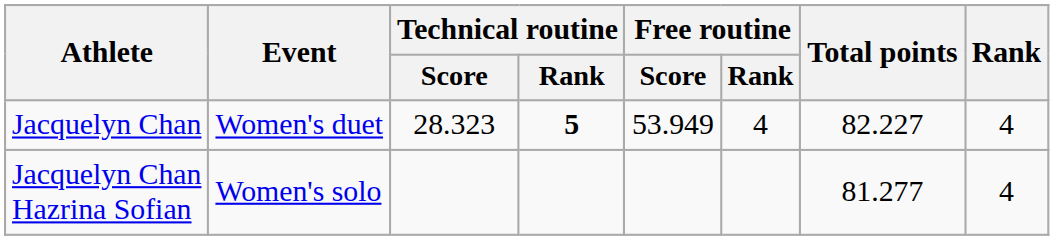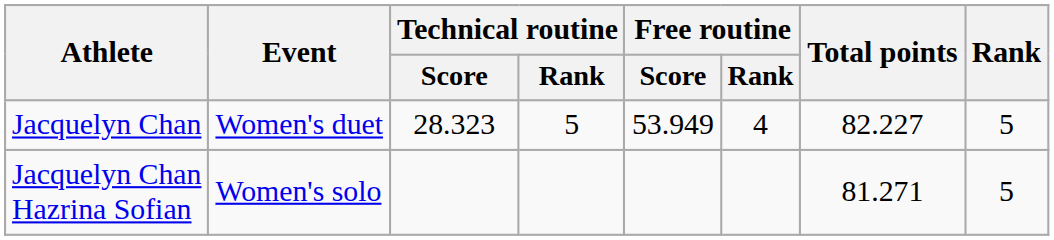(572, 125) bold -> (572, 125) normal
(1006, 125) 4 -> (1006, 125) 5
(882, 191) 81.277 -> (882, 191) 81.271
(1006, 191) 4 -> (1006, 191) 5
